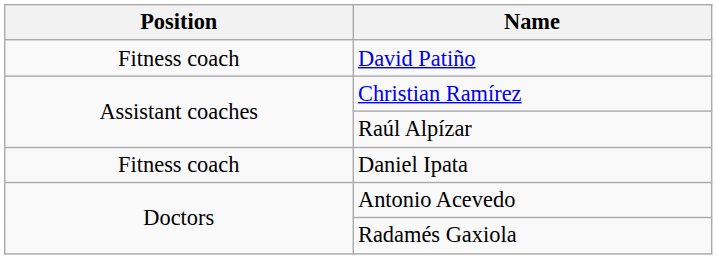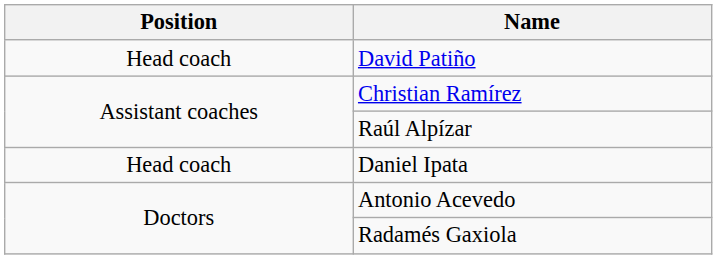(179, 57) Fitness coach -> (179, 57) Head coach
(179, 164) Fitness coach -> (179, 164) Head coach
